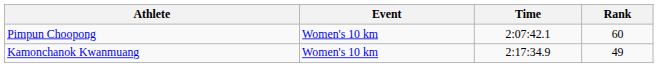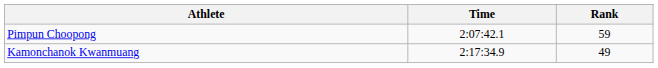- column: (387, 14)
(618, 34) 60 -> (604, 34) 59
